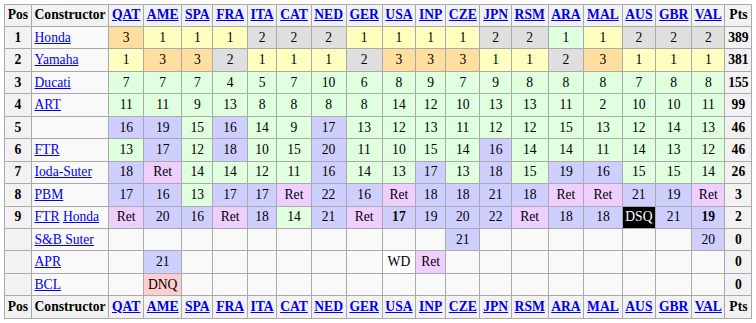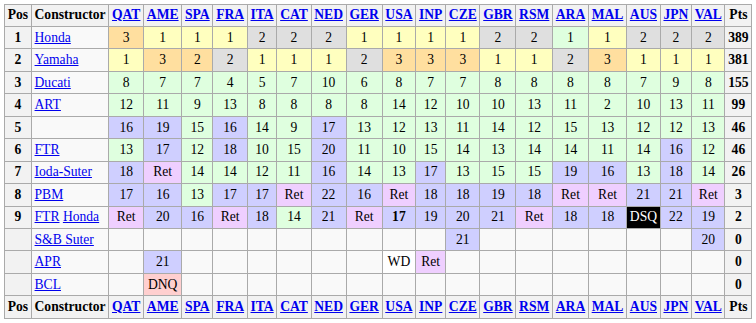columns swapped: (674, 15) <-> (496, 15)
(197, 60) 3 -> (197, 60) 2
(126, 82) 7 -> (126, 82) 8
(431, 82) 9 -> (431, 82) 7
(126, 105) 11 -> (126, 105) 12
(639, 172) 15 -> (643, 172) 13
(708, 217) bold -> (708, 217) normal
